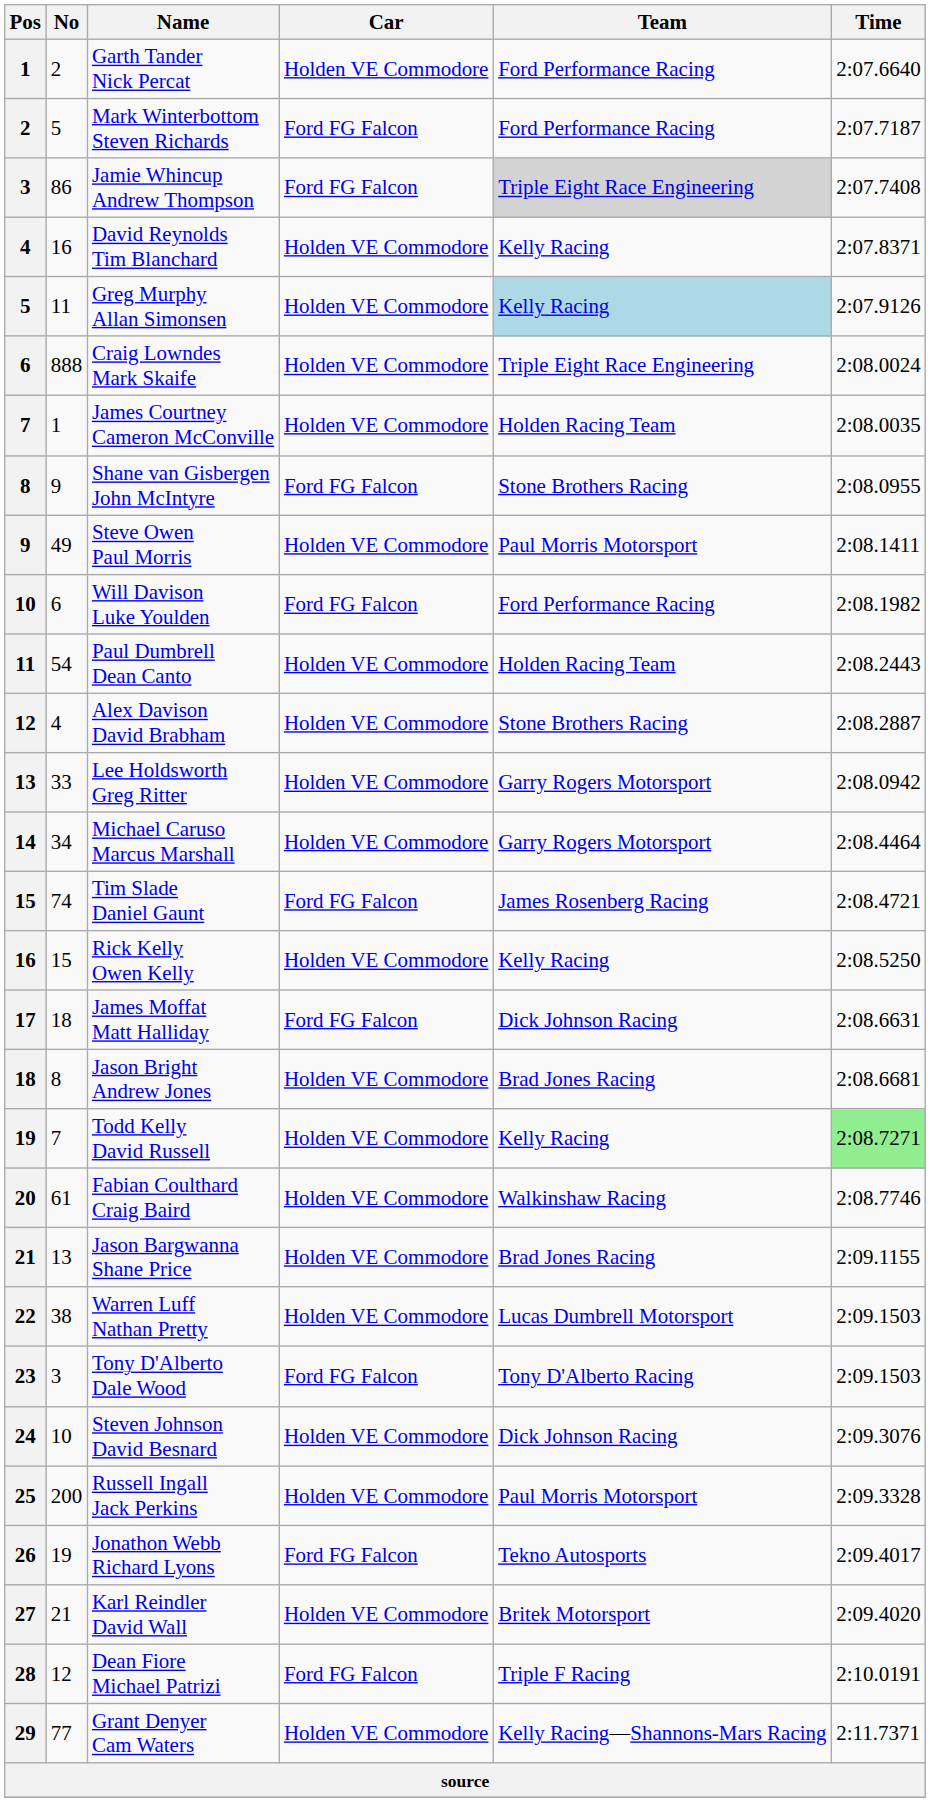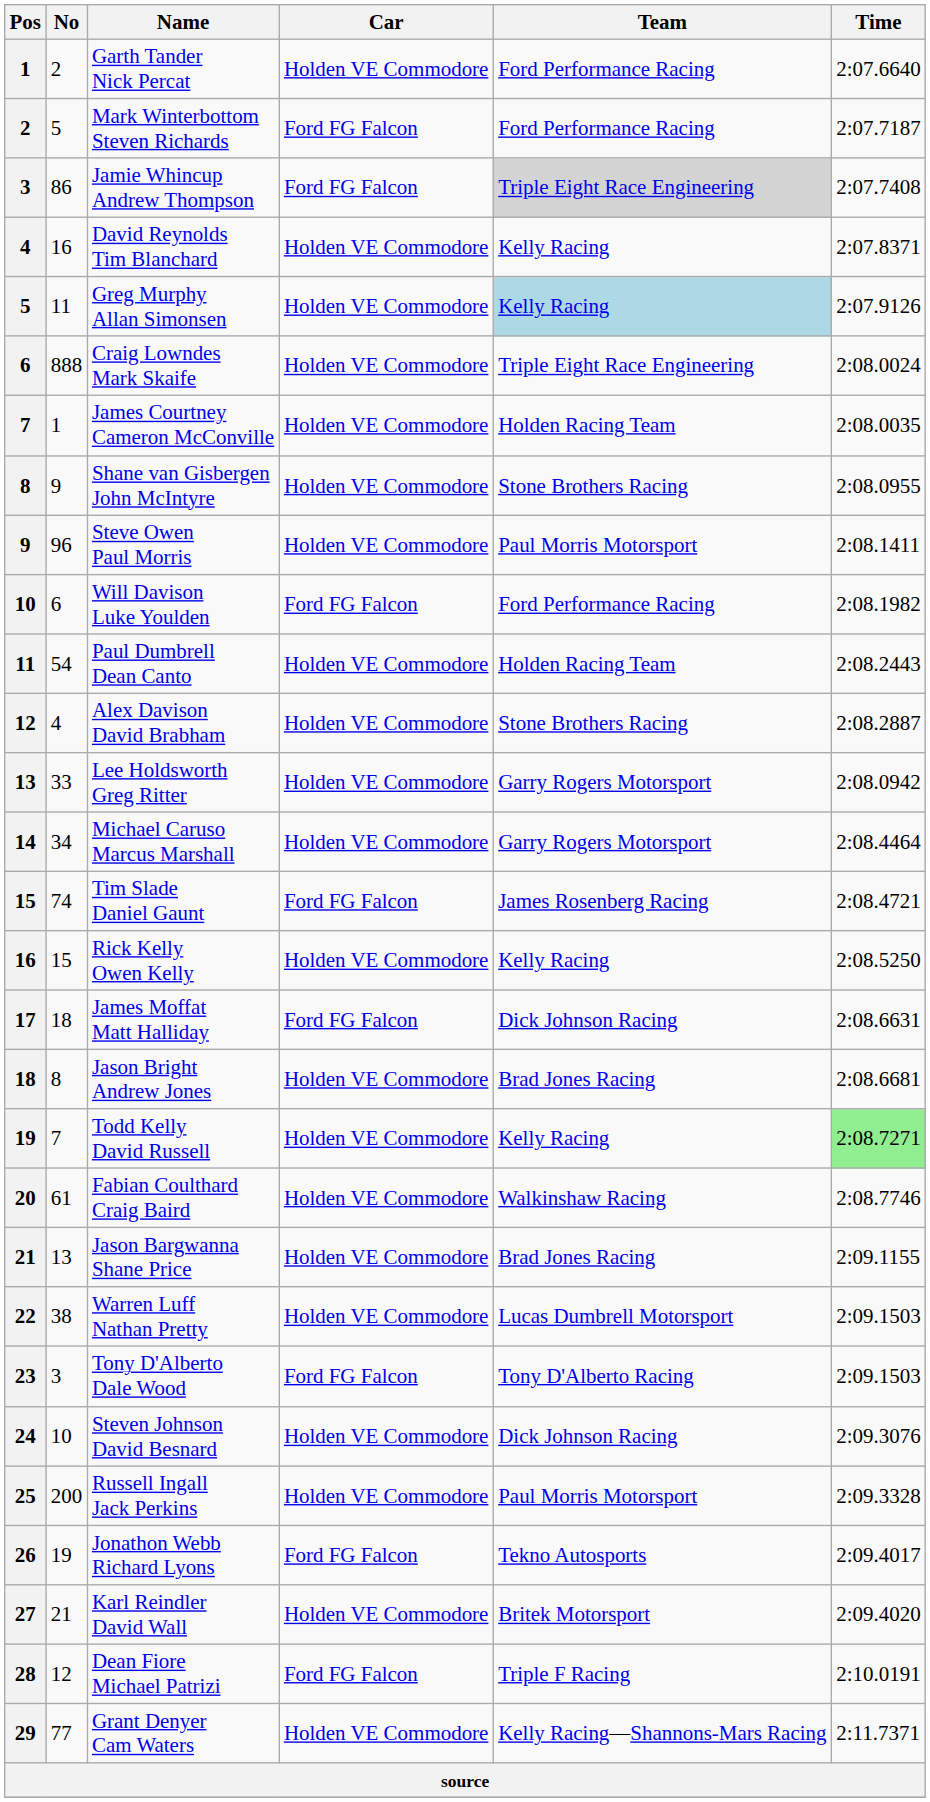(351, 484) Ford FG Falcon -> (386, 484) Holden VE Commodore
(61, 544) 49 -> (61, 544) 96
